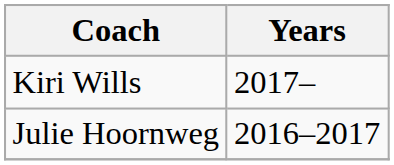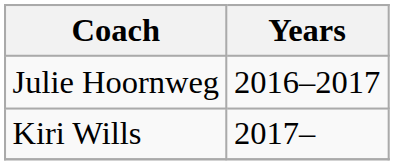rows swapped: (116, 133) <-> (77, 81)
